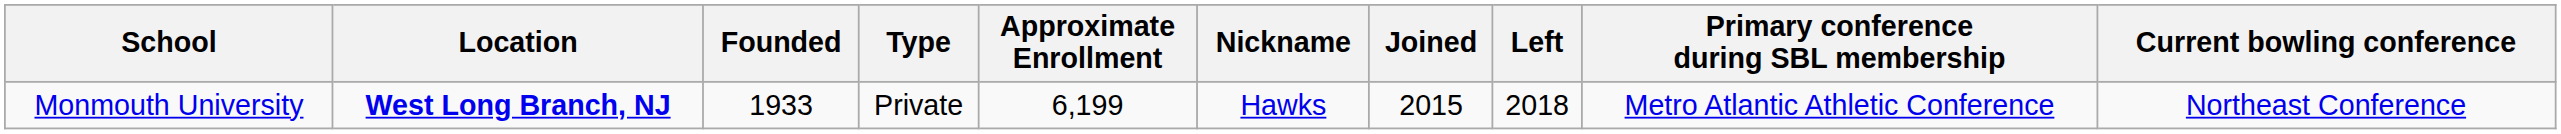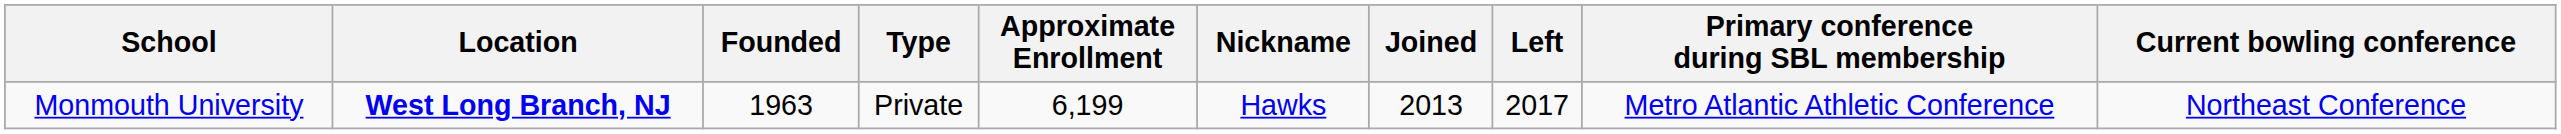(781, 104) 1933 -> (781, 104) 1963
(1431, 104) 2015 -> (1431, 104) 2013
(1537, 104) 2018 -> (1537, 104) 2017
